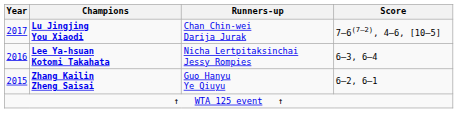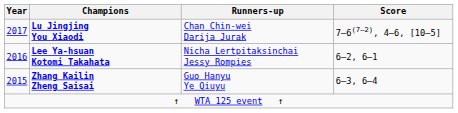(357, 56) 6–3, 6–4 -> (357, 56) 6–2, 6–1
(357, 81) 6–2, 6–1 -> (357, 81) 6–3, 6–4
